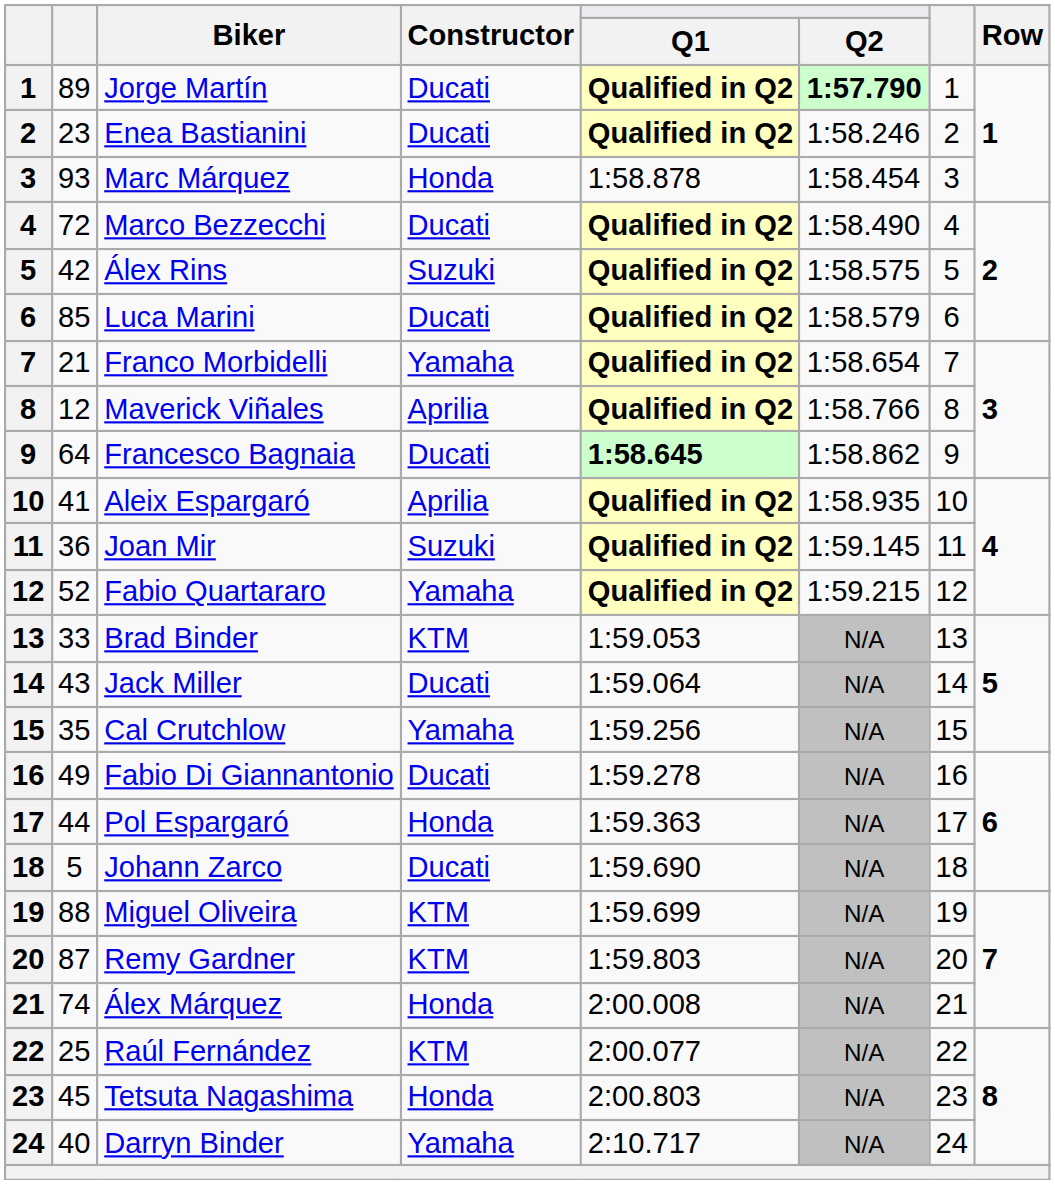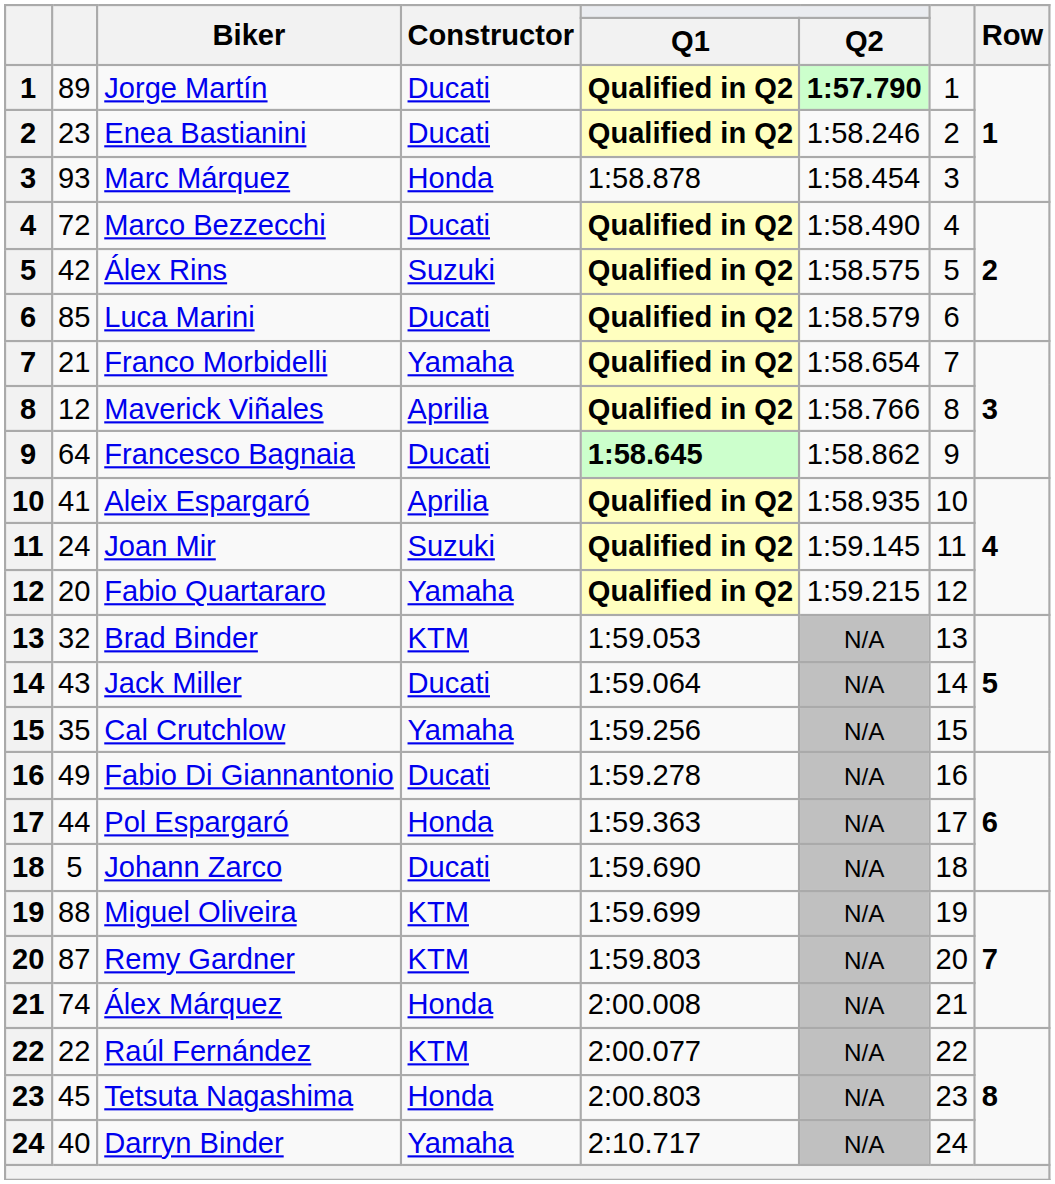(74, 546) 36 -> (74, 546) 24
(74, 592) 52 -> (74, 592) 20
(74, 638) 33 -> (74, 638) 32
(74, 1051) 25 -> (74, 1051) 22
